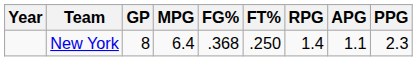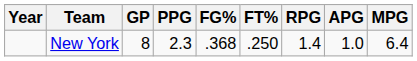columns swapped: (176, 18) <-> (391, 18)
(355, 43) 1.1 -> (353, 43) 1.0
